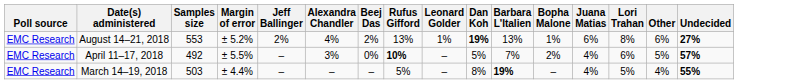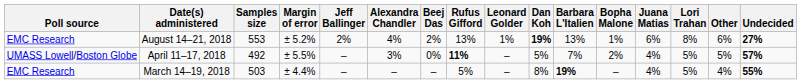(41, 55) EMC Research -> (72, 55) UMASS Lowell/Boston Globe
(396, 55) 10% -> (459, 55) 11%
(627, 55) 6% -> (690, 55) 5%
